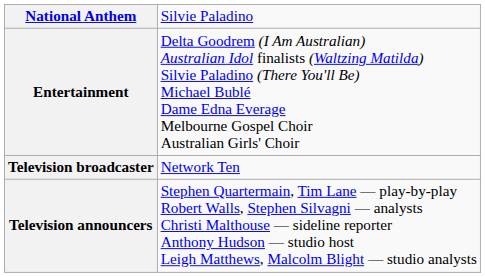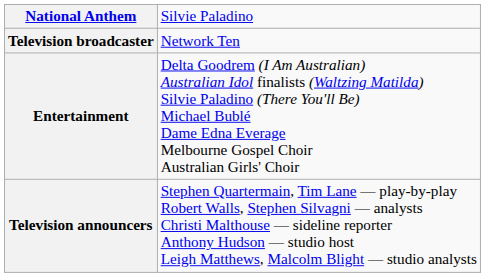rows swapped: (81, 91) <-> (81, 167)
